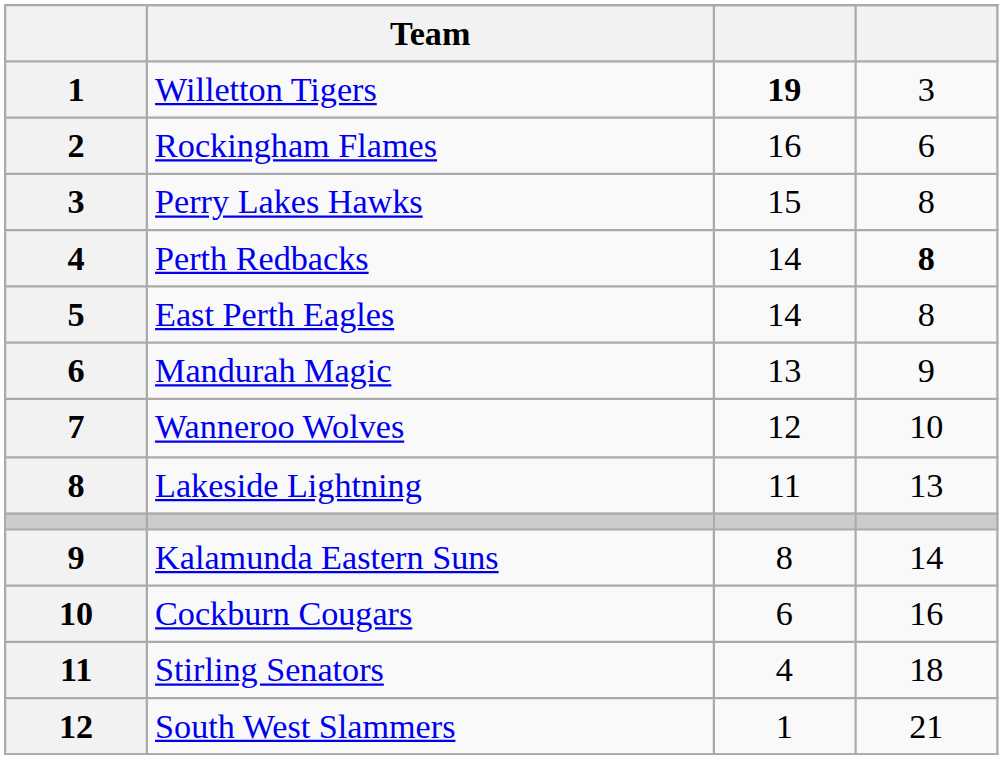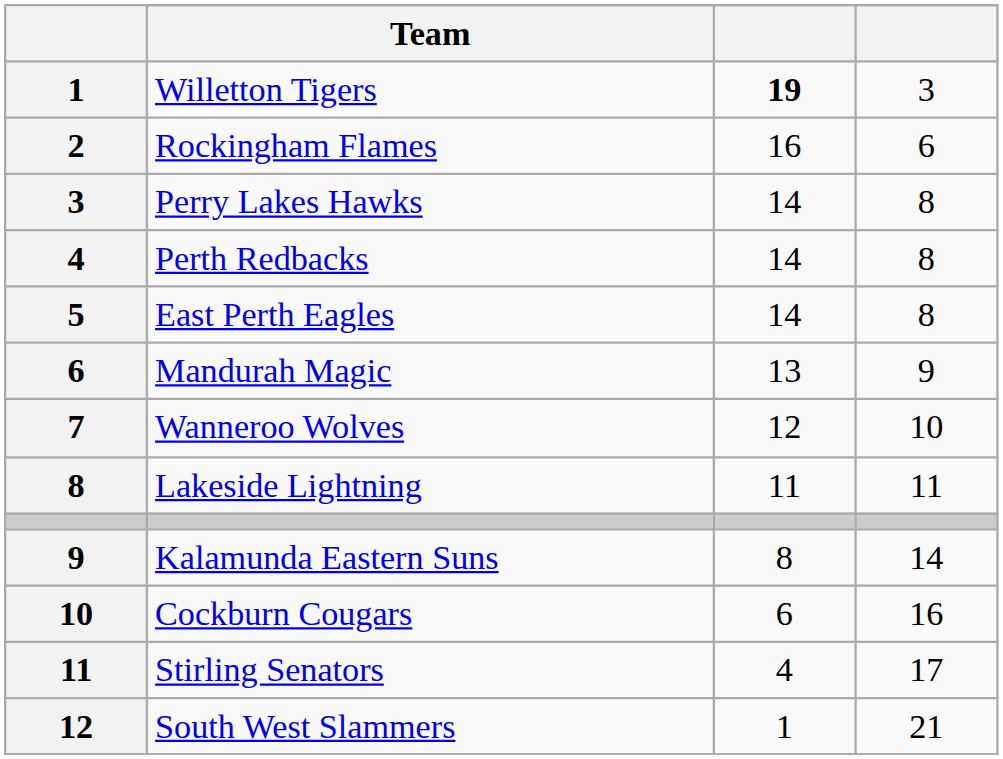(784, 202) 15 -> (784, 202) 14
(926, 258) bold -> (926, 258) normal
(926, 484) 13 -> (926, 484) 11
(926, 669) 18 -> (926, 669) 17
